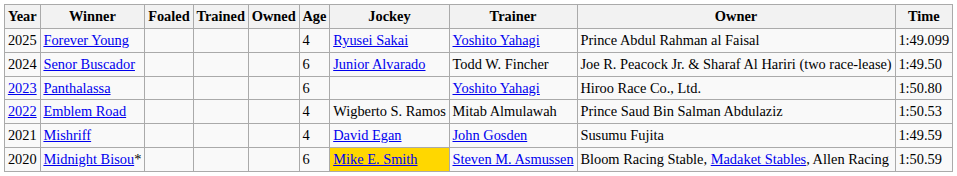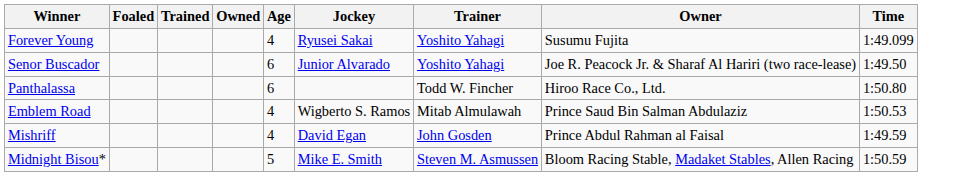- column: (22, 16)
(670, 40) Prince Abdul Rahman al Faisal -> (587, 40) Susumu Fujita
(501, 64) Todd W. Fincher -> (461, 64) Yoshito Yahagi
(496, 88) Yoshito Yahagi -> (465, 88) Todd W. Fincher
(622, 135) Susumu Fujita -> (634, 135) Prince Abdul Rahman al Faisal
(306, 159) 6 -> (271, 159) 5
(375, 159) gold background -> (340, 159) no background
